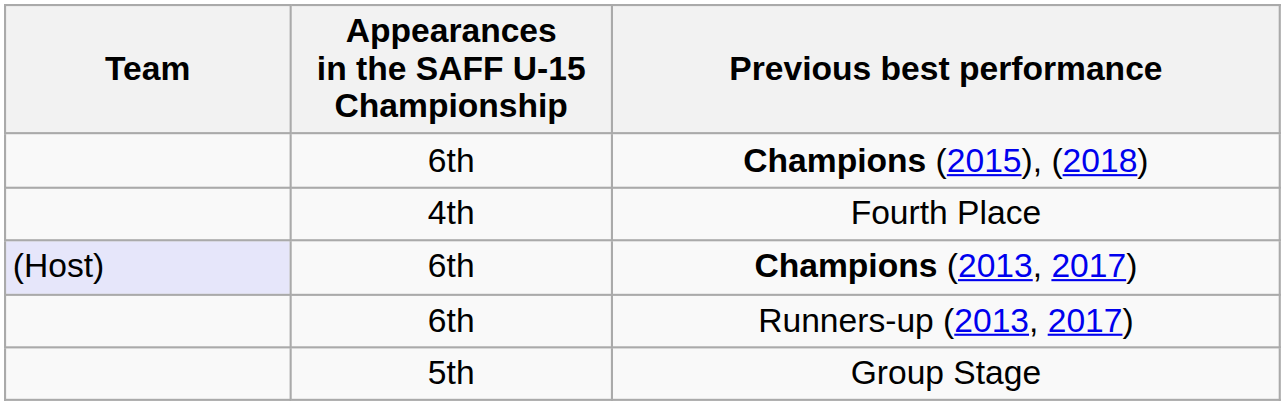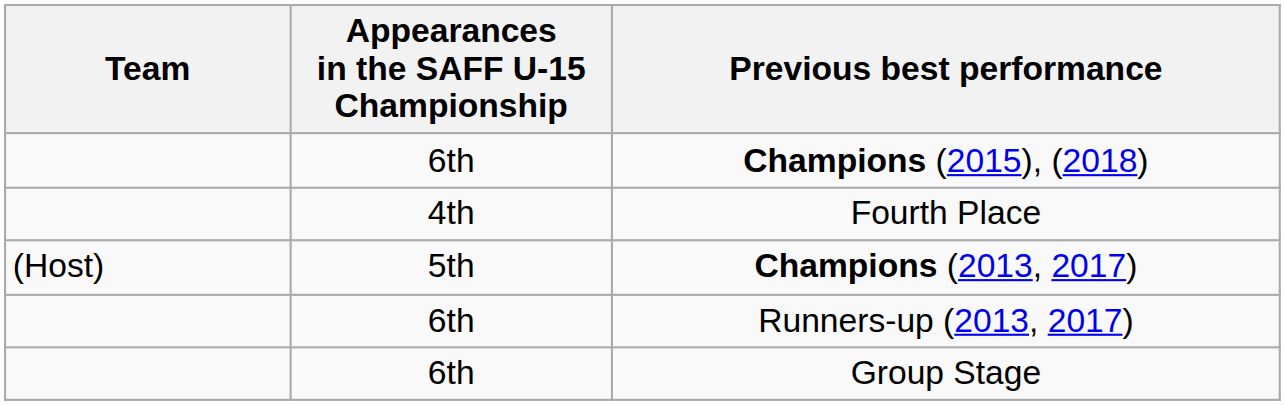(59, 266) lavender background -> (59, 266) no background
(451, 266) 6th -> (451, 266) 5th
(451, 373) 5th -> (451, 373) 6th
